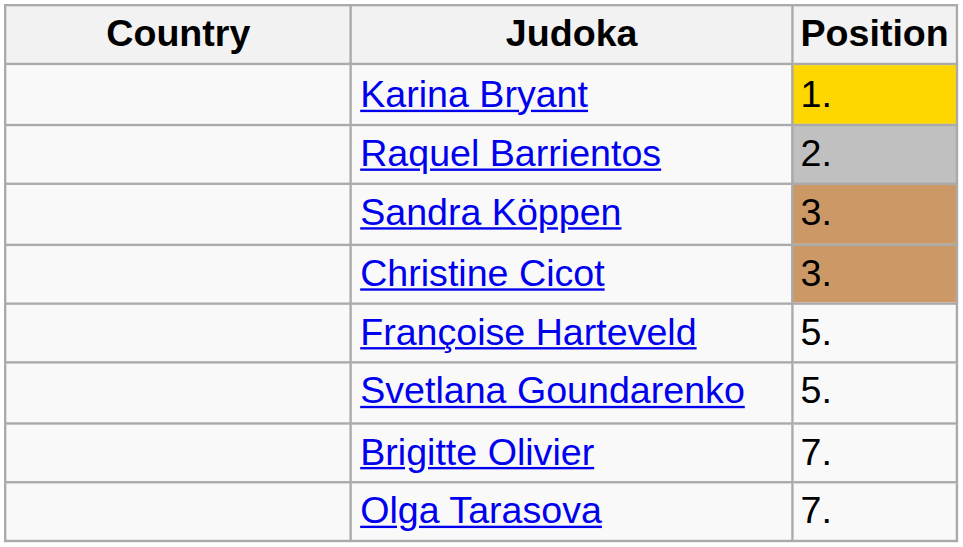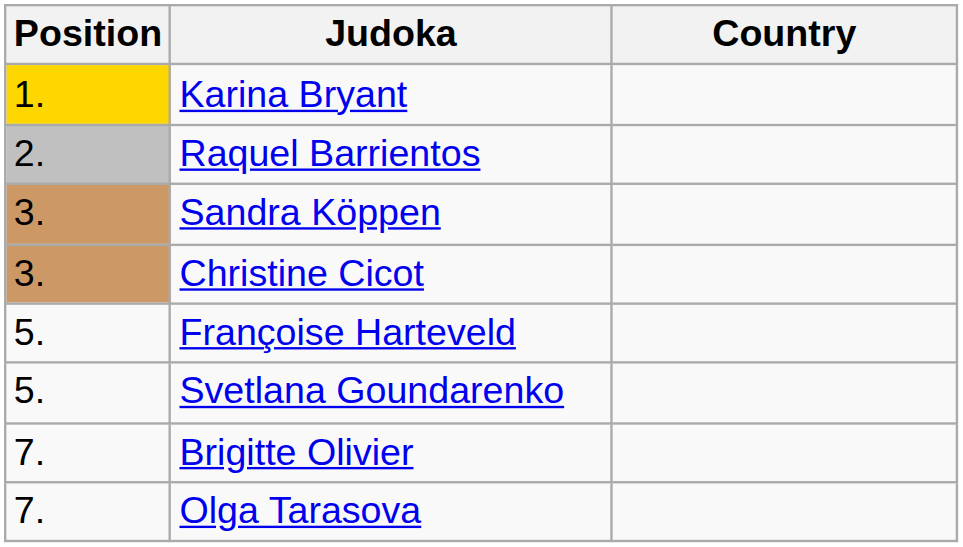columns swapped: (875, 34) <-> (178, 34)
